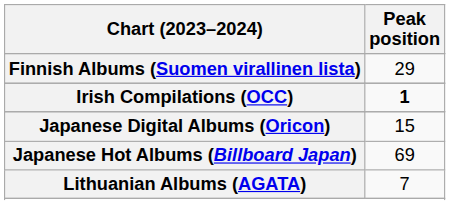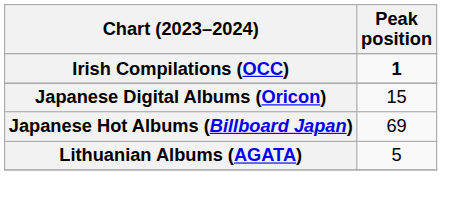- row: (185, 68)
(405, 184) 7 -> (397, 155) 5
